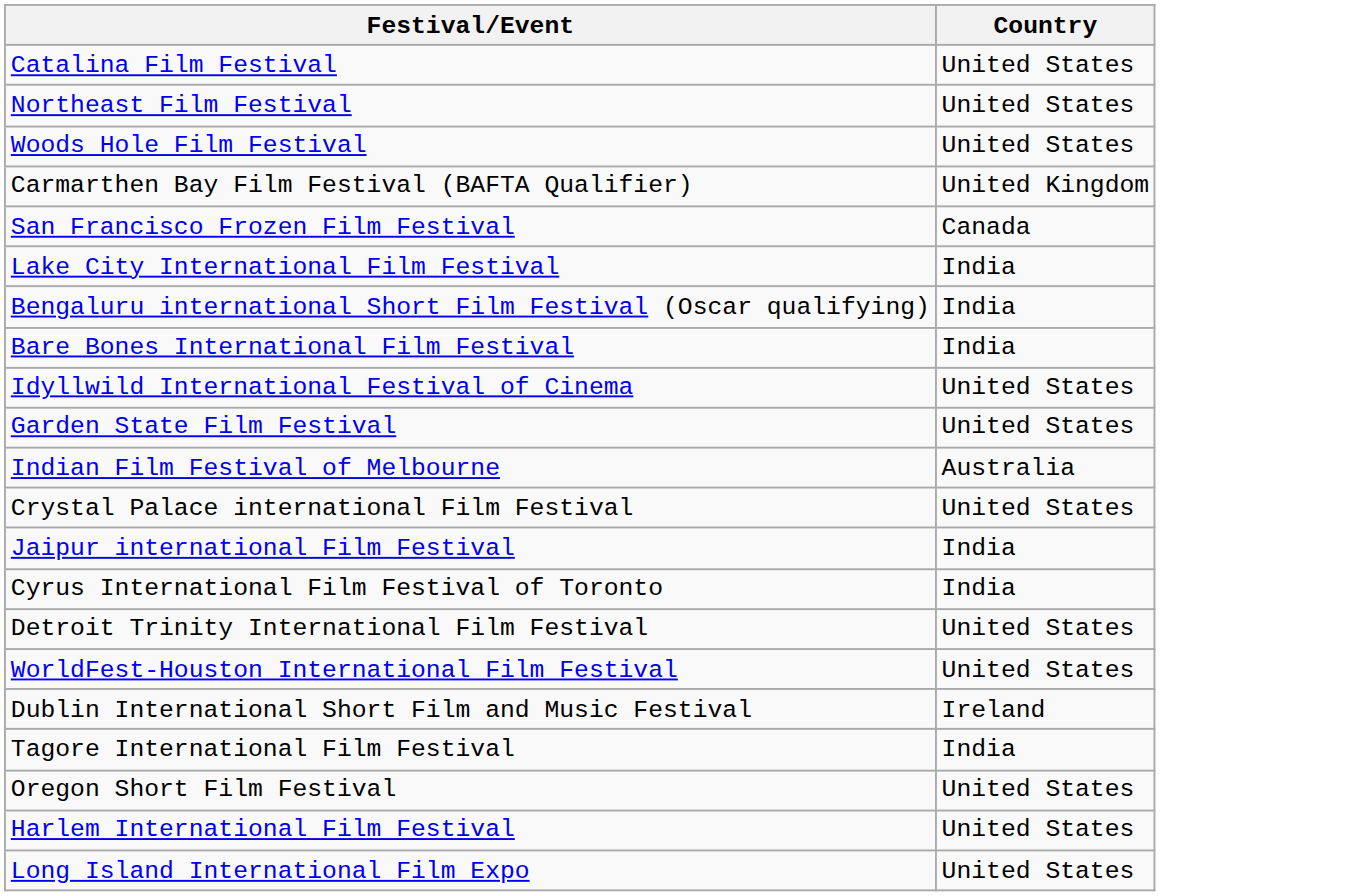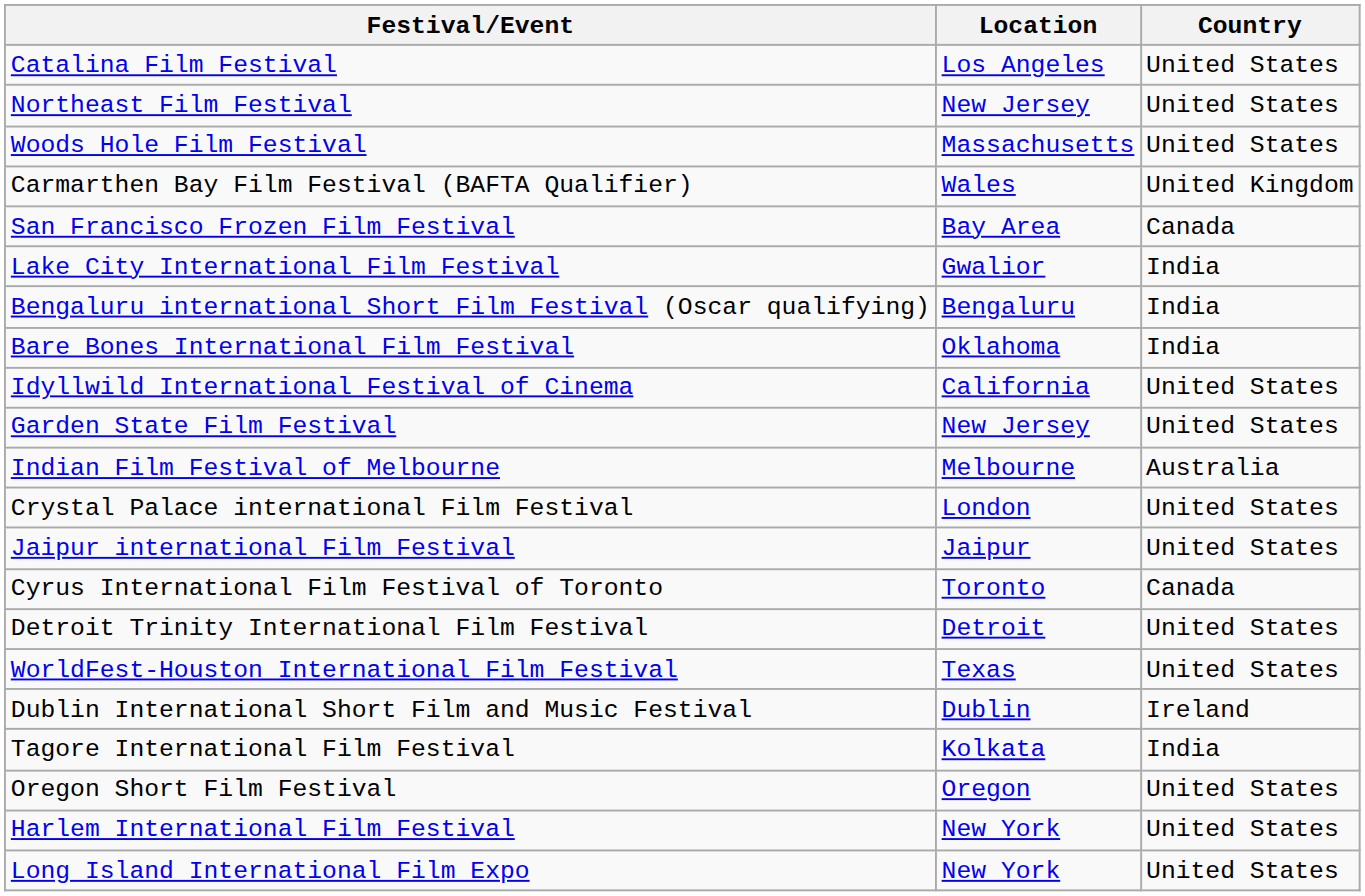+ column: (1038, 25)
(979, 548) India -> (1242, 548) United States
(979, 589) India -> (1191, 589) Canada
